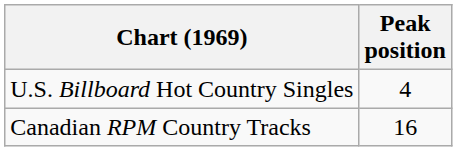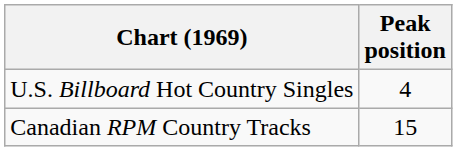(405, 126) 16 -> (405, 126) 15
